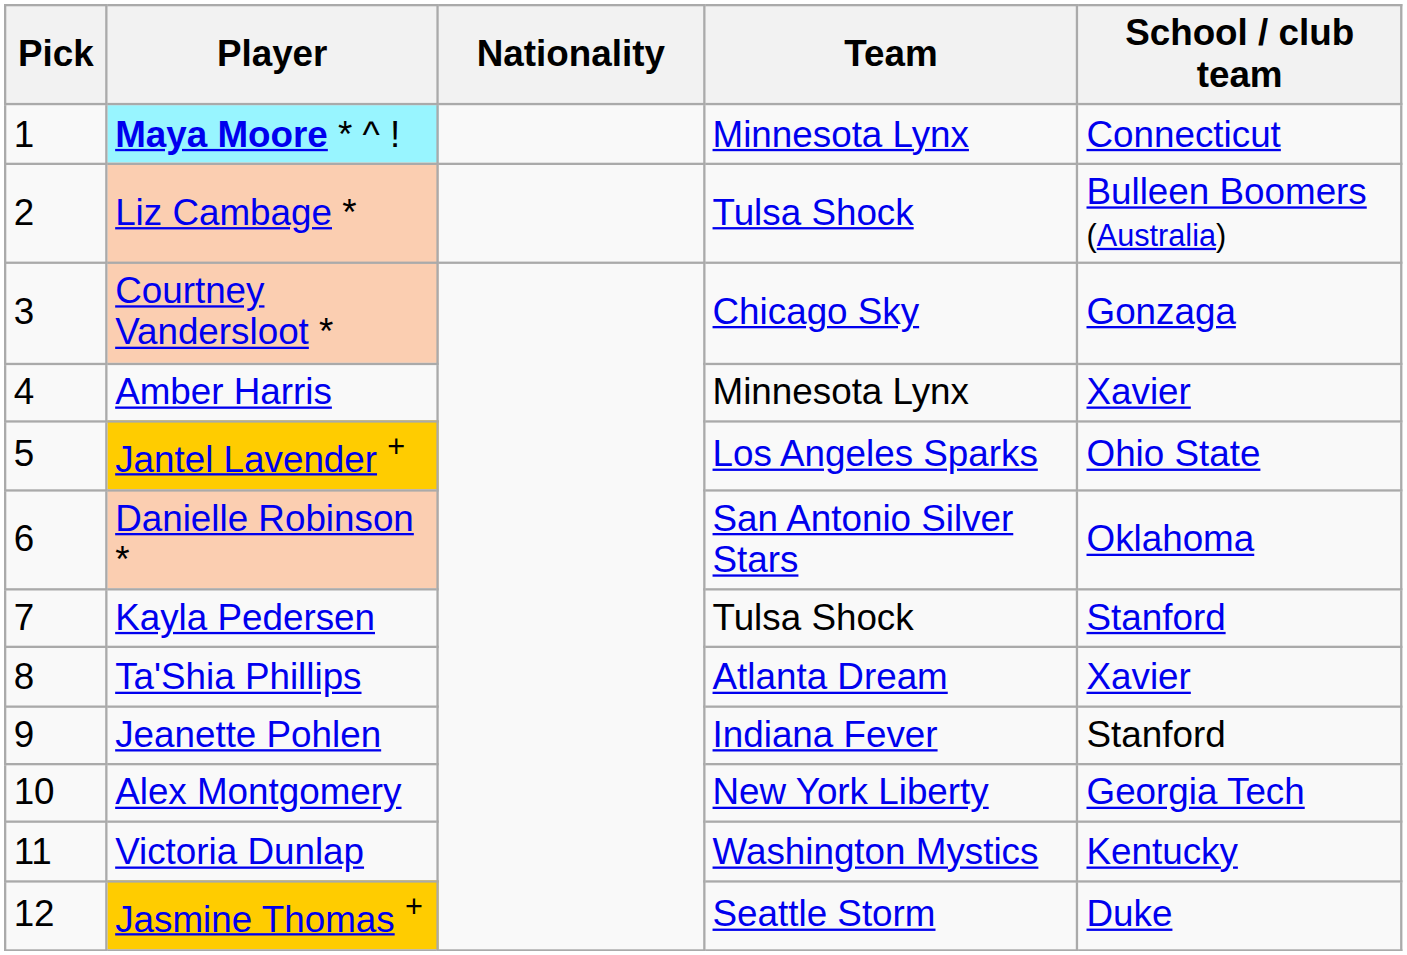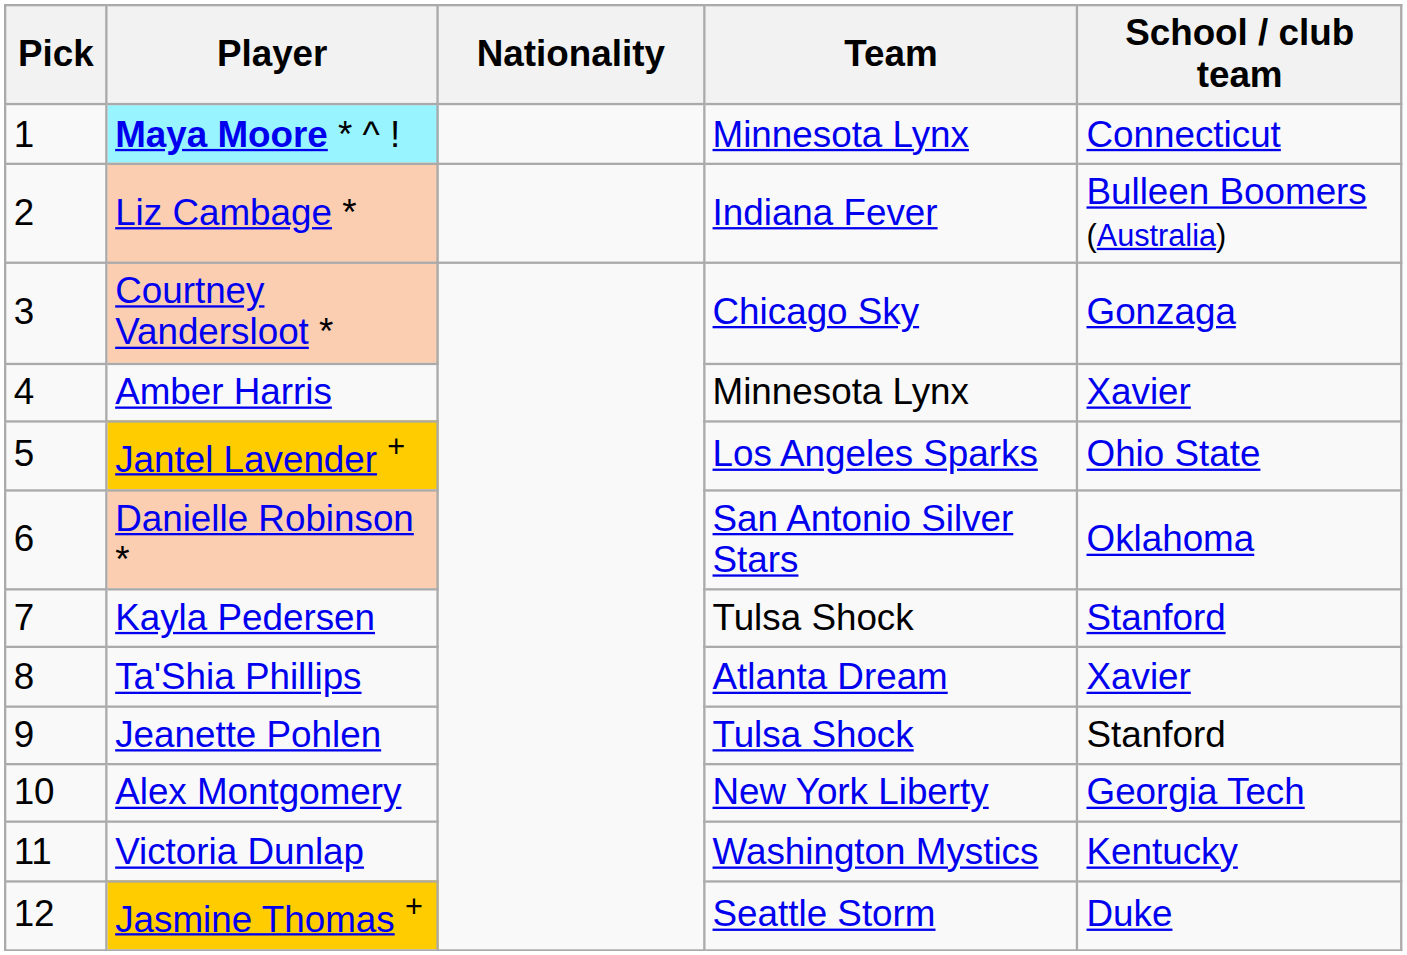(813, 212) Tulsa Shock -> (825, 212) Indiana Fever
(825, 734) Indiana Fever -> (813, 734) Tulsa Shock
